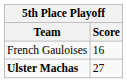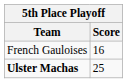(98, 68) 27 -> (98, 68) 25
